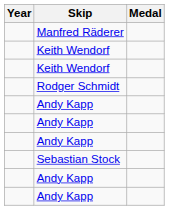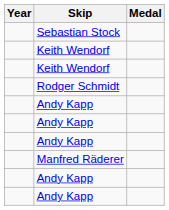rows swapped: (19, 32) <-> (19, 160)
